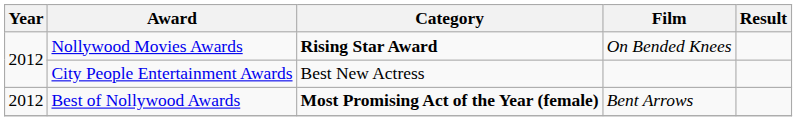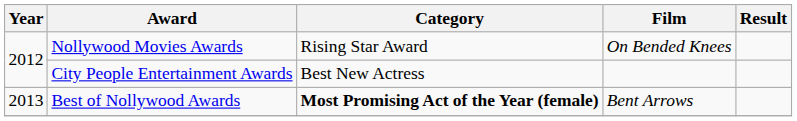(369, 45) bold -> (364, 45) normal
(26, 101) 2012 -> (26, 101) 2013
